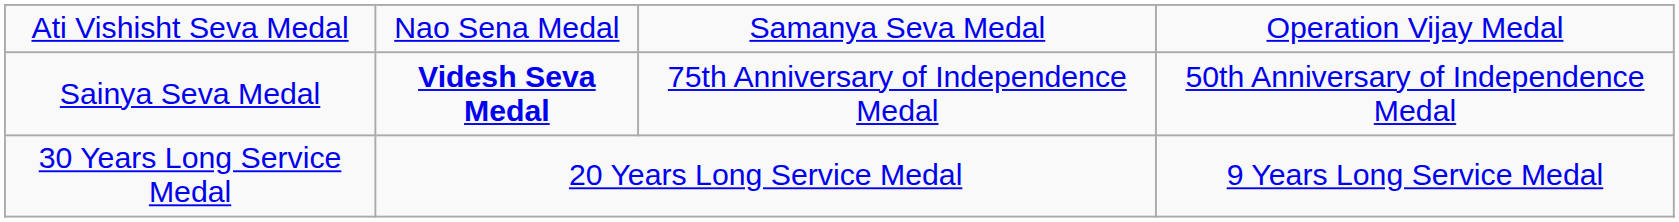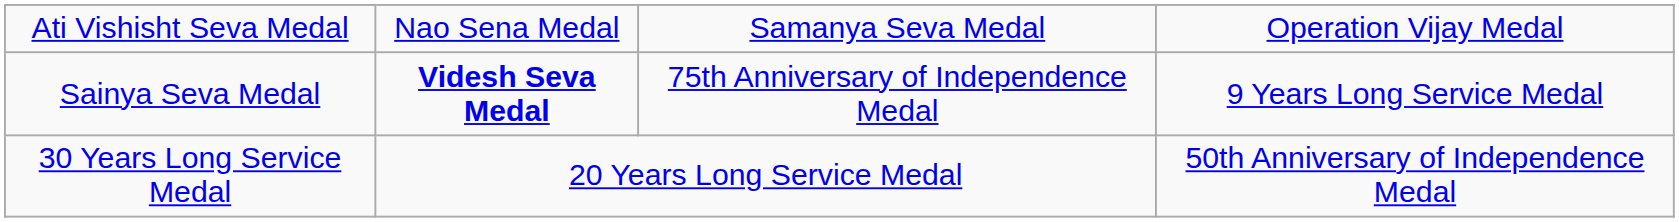(1415, 93) 50th Anniversary of Independence Medal -> (1415, 93) 9 Years Long Service Medal
(1415, 175) 9 Years Long Service Medal -> (1415, 175) 50th Anniversary of Independence Medal
